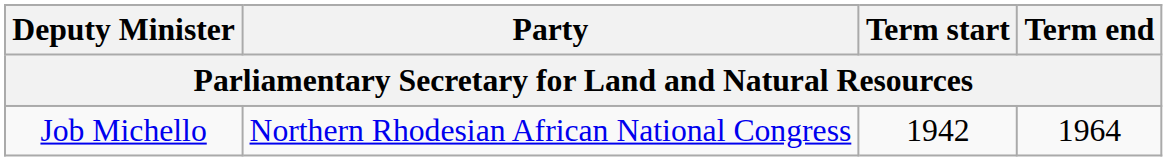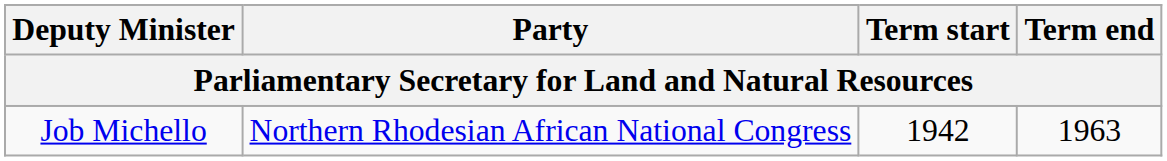(1089, 130) 1964 -> (1089, 130) 1963
